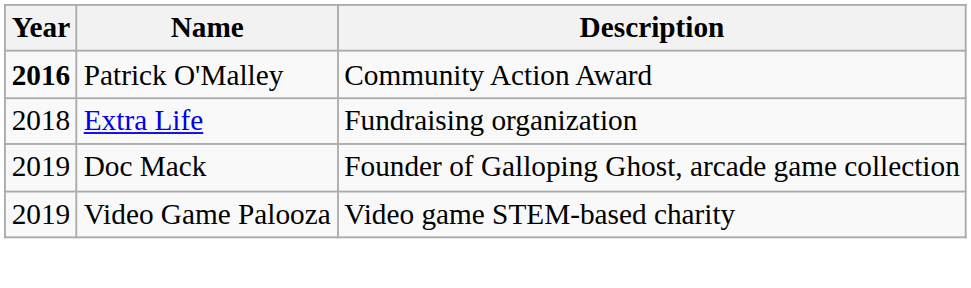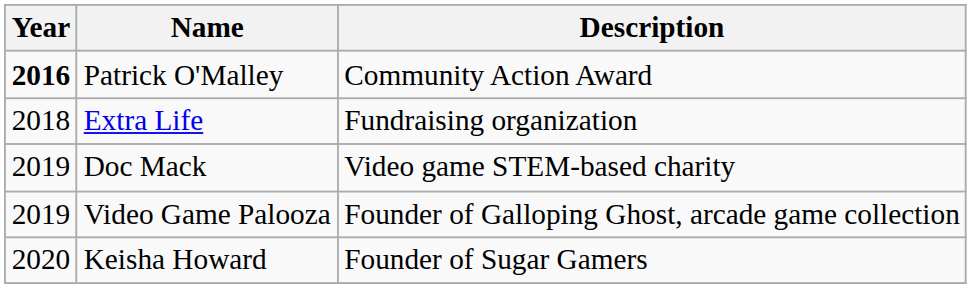(652, 167) Founder of Galloping Ghost, arcade game collection -> (540, 167) Video game STEM-based charity
(540, 213) Video game STEM-based charity -> (652, 213) Founder of Galloping Ghost, arcade game collection
+ row: (175, 259)
